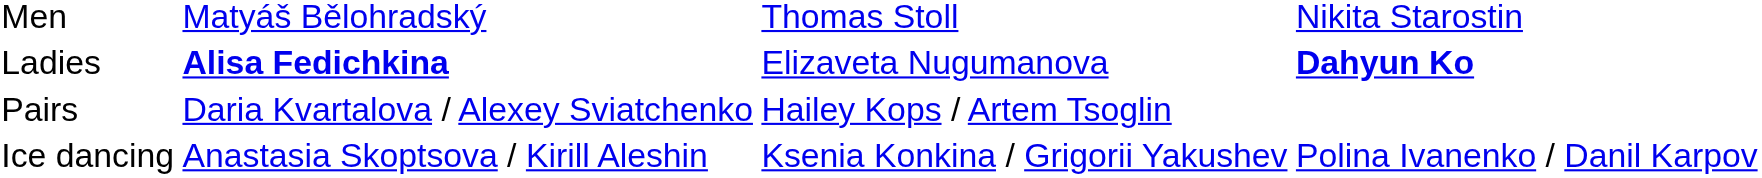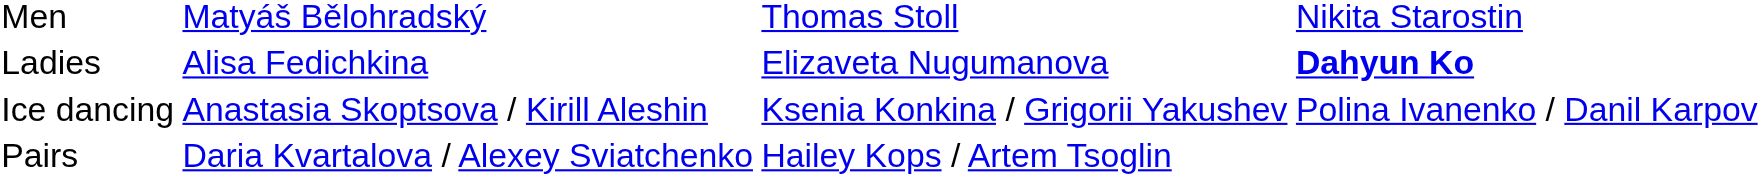(316, 63) bold -> (305, 63) normal
rows swapped: (40, 109) <-> (88, 156)
